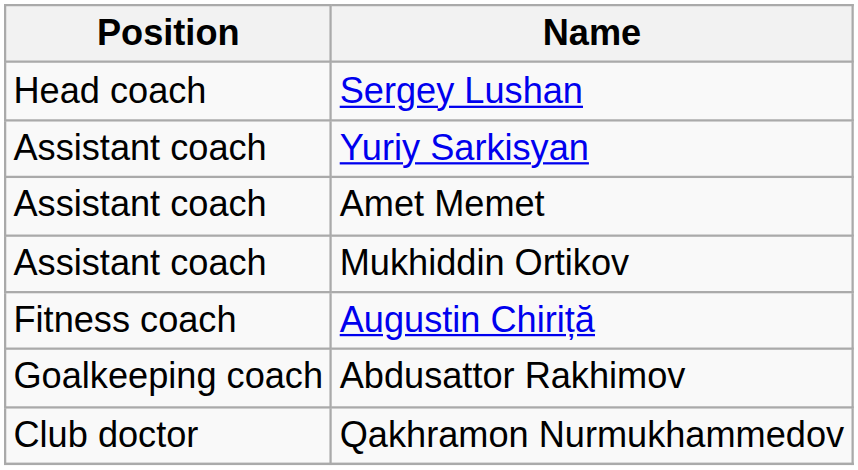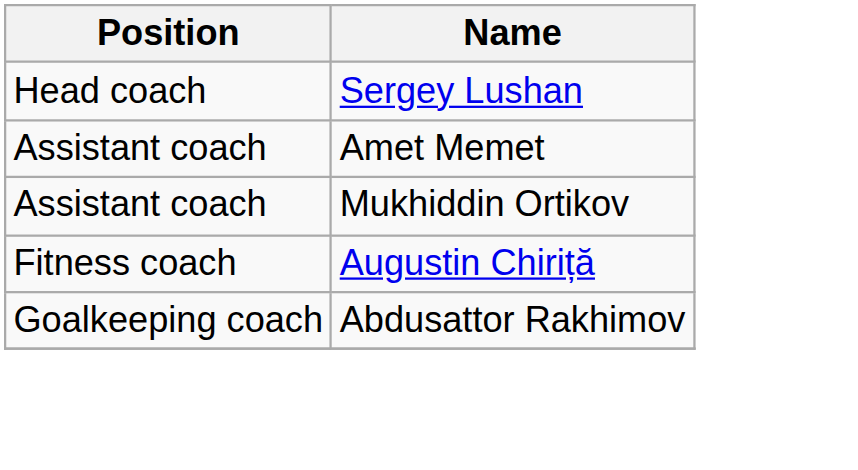- row: (464, 147)
- row: (592, 434)
